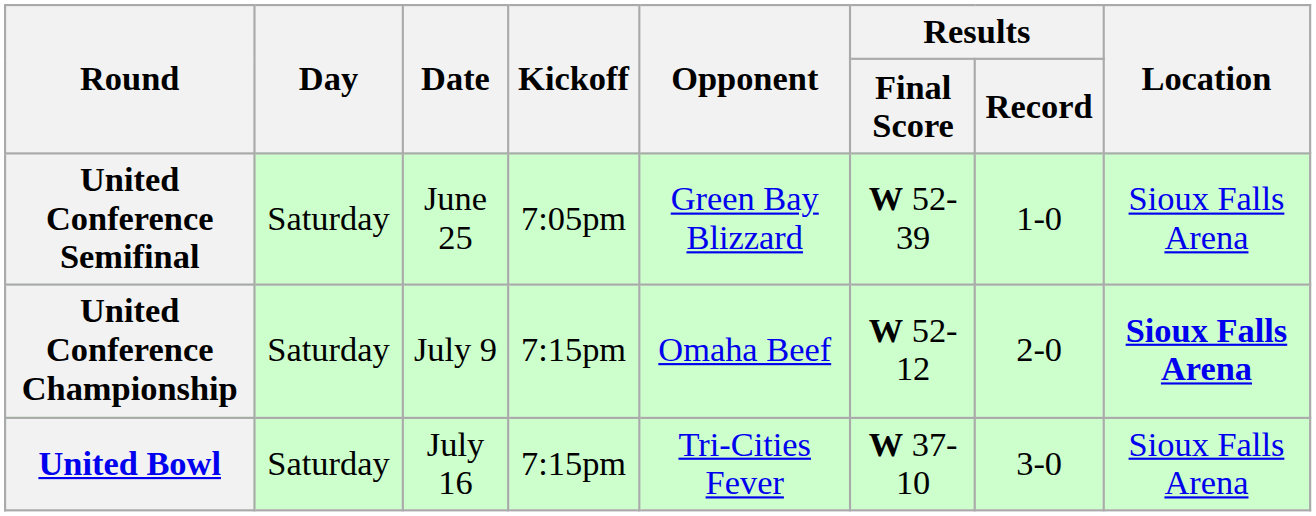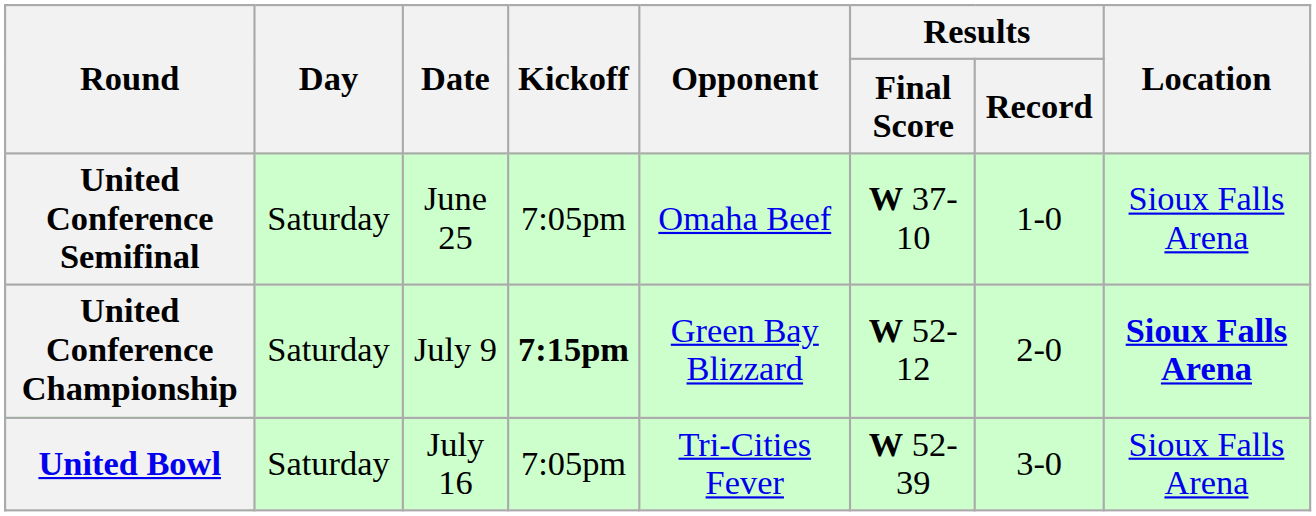(745, 218) Green Bay Blizzard -> (745, 218) Omaha Beef
(913, 218) W 52-39 -> (913, 218) W 37-10
(574, 350) normal -> (574, 350) bold
(745, 350) Omaha Beef -> (745, 350) Green Bay Blizzard
(574, 462) 7:15pm -> (574, 462) 7:05pm
(913, 462) W 37-10 -> (913, 462) W 52-39
